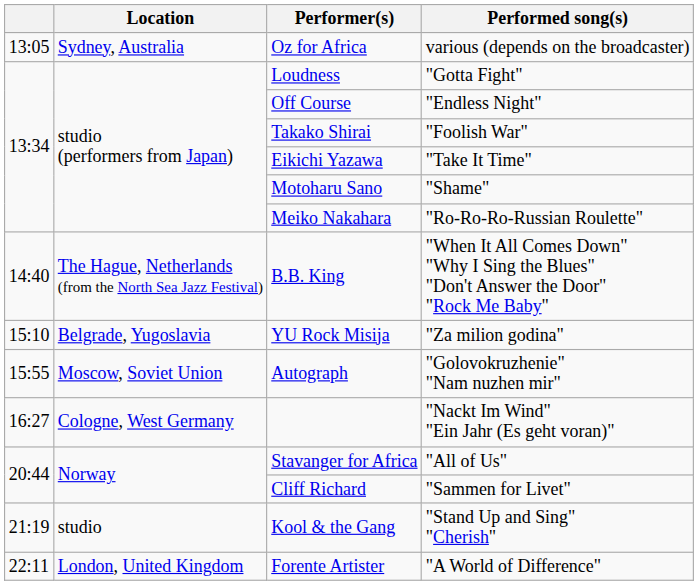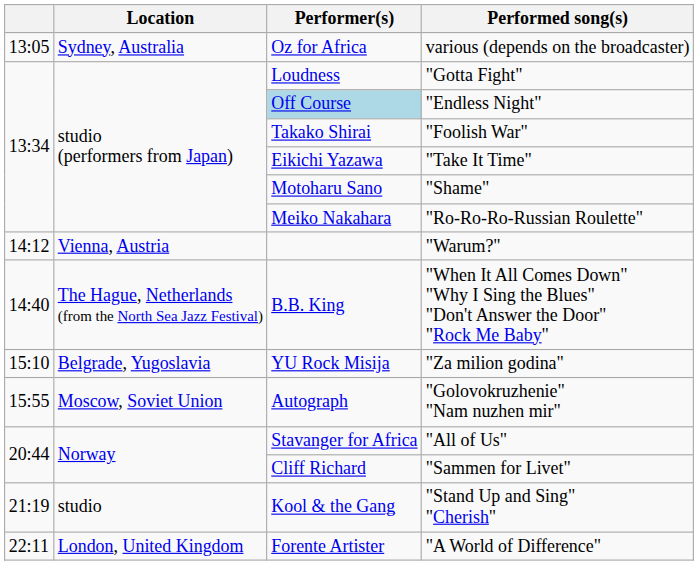(311, 103) no background -> (311, 103) lightblue background
+ row: (463, 246)
- row: (520, 422)
